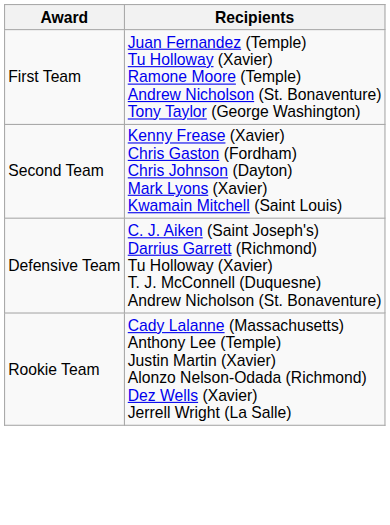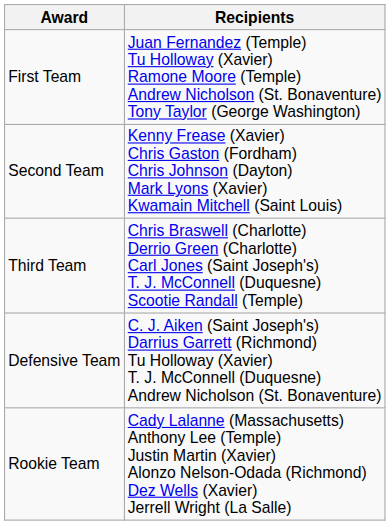+ row: (47, 266)
